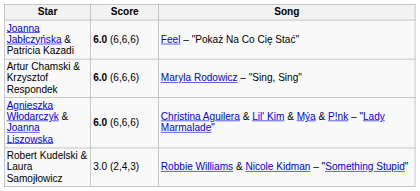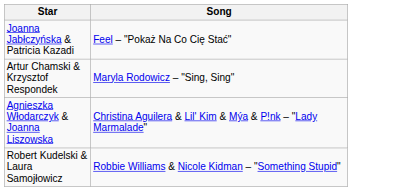- column: (125, 12)
